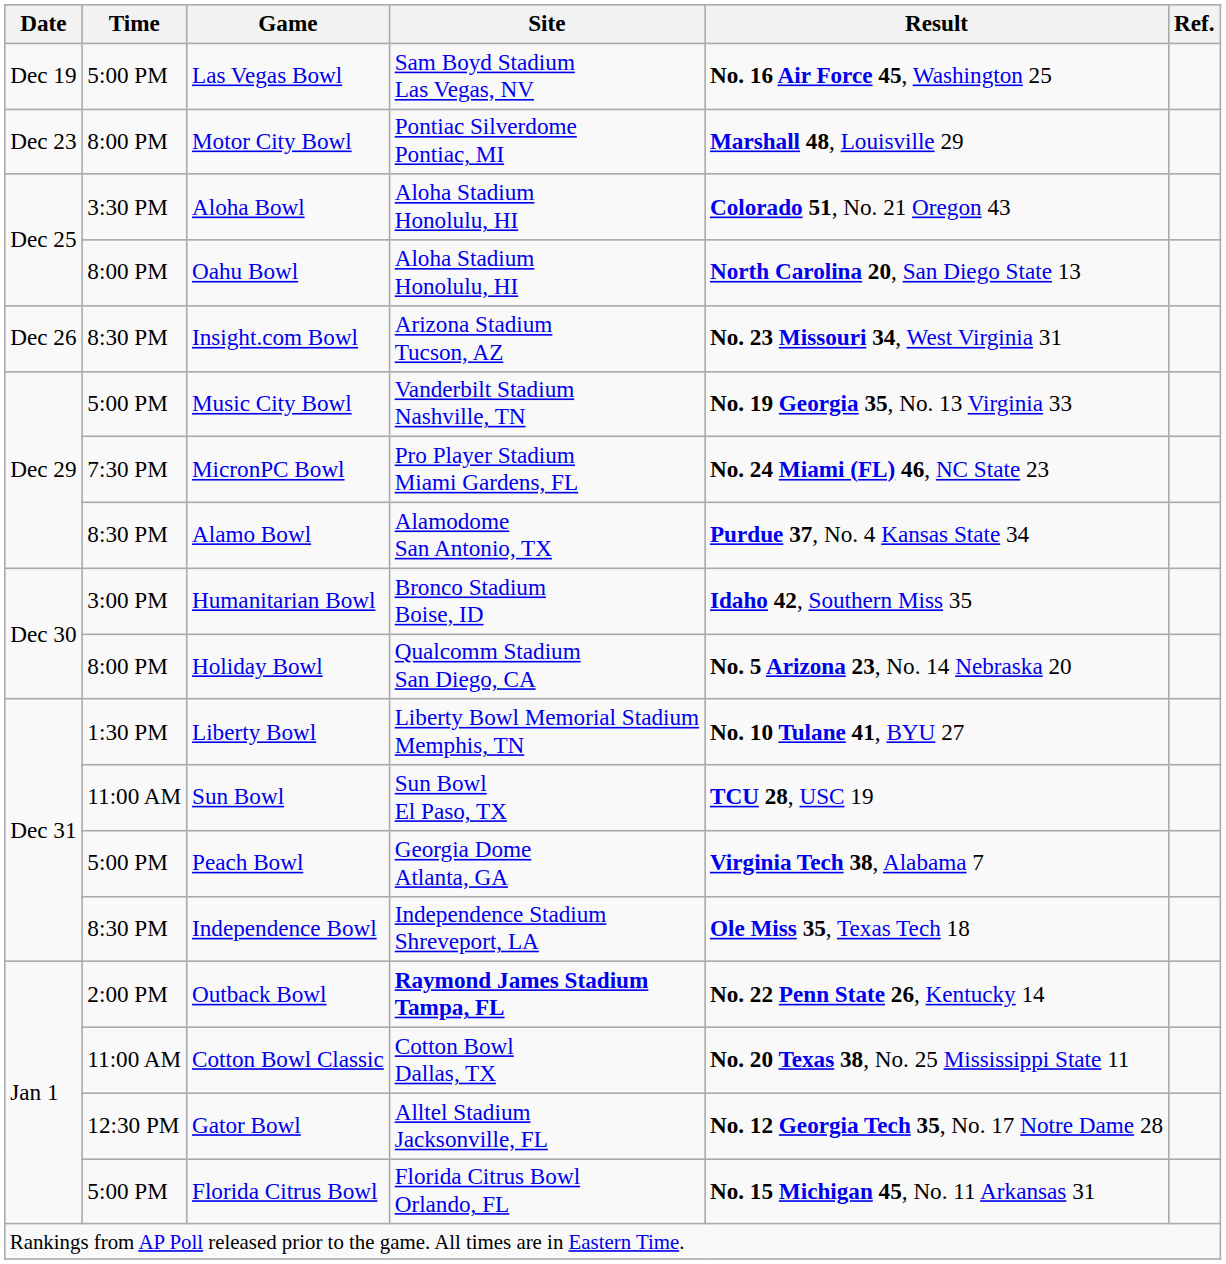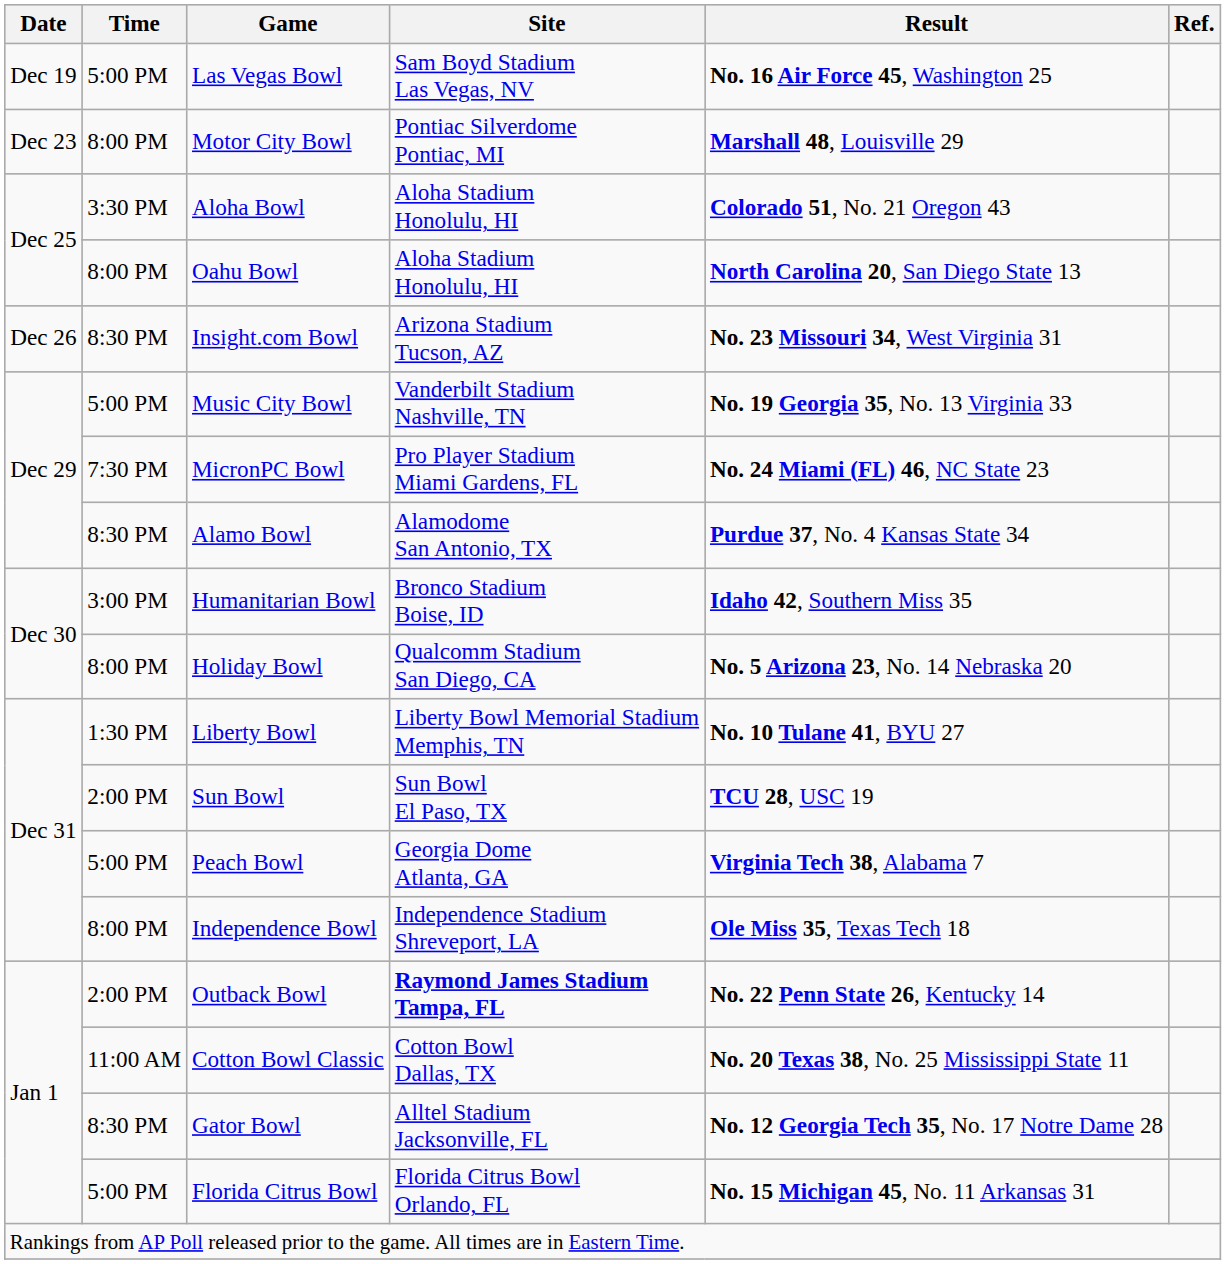(134, 797) 11:00 AM -> (128, 797) 2:00 PM
(128, 928) 8:30 PM -> (128, 928) 8:00 PM
(133, 1125) 12:30 PM -> (128, 1125) 8:30 PM
